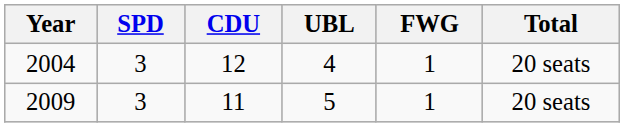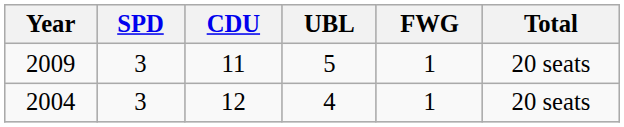rows swapped: (51, 102) <-> (51, 63)
